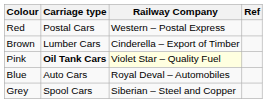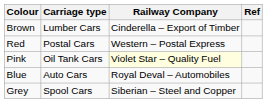rows swapped: (16, 28) <-> (21, 43)
(75, 59) bold -> (73, 59) normal
